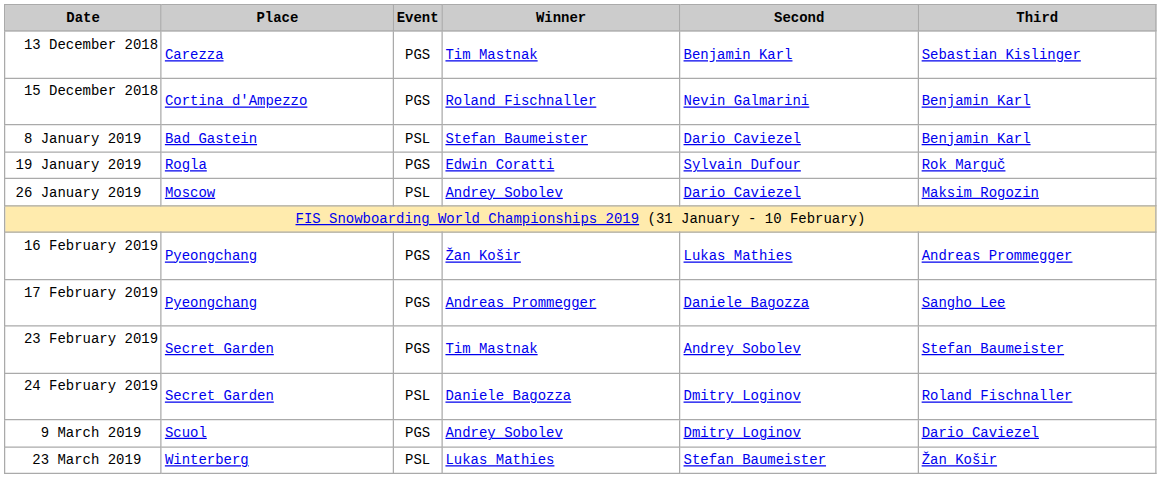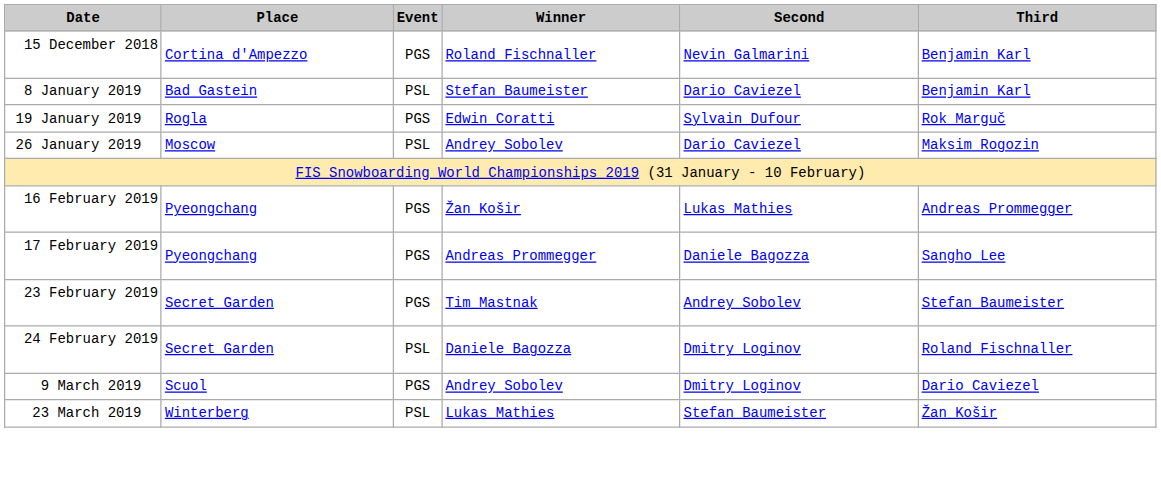- row: (91, 55)
